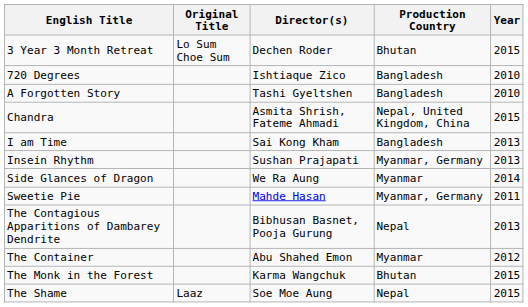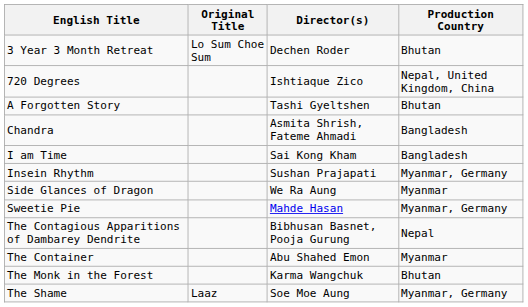- column: (507, 20)
(410, 75) Bangladesh -> (448, 81) Nepal, United Kingdom, China
(410, 93) Bangladesh -> (421, 106) Bhutan
(423, 117) Nepal, United Kingdom, China -> (434, 130) Bangladesh
(393, 293) Nepal -> (454, 293) Myanmar, Germany
